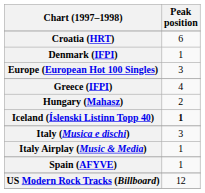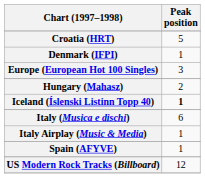(181, 39) 6 -> (181, 39) 5
- row: (83, 86)
(181, 133) 3 -> (181, 117) 6
